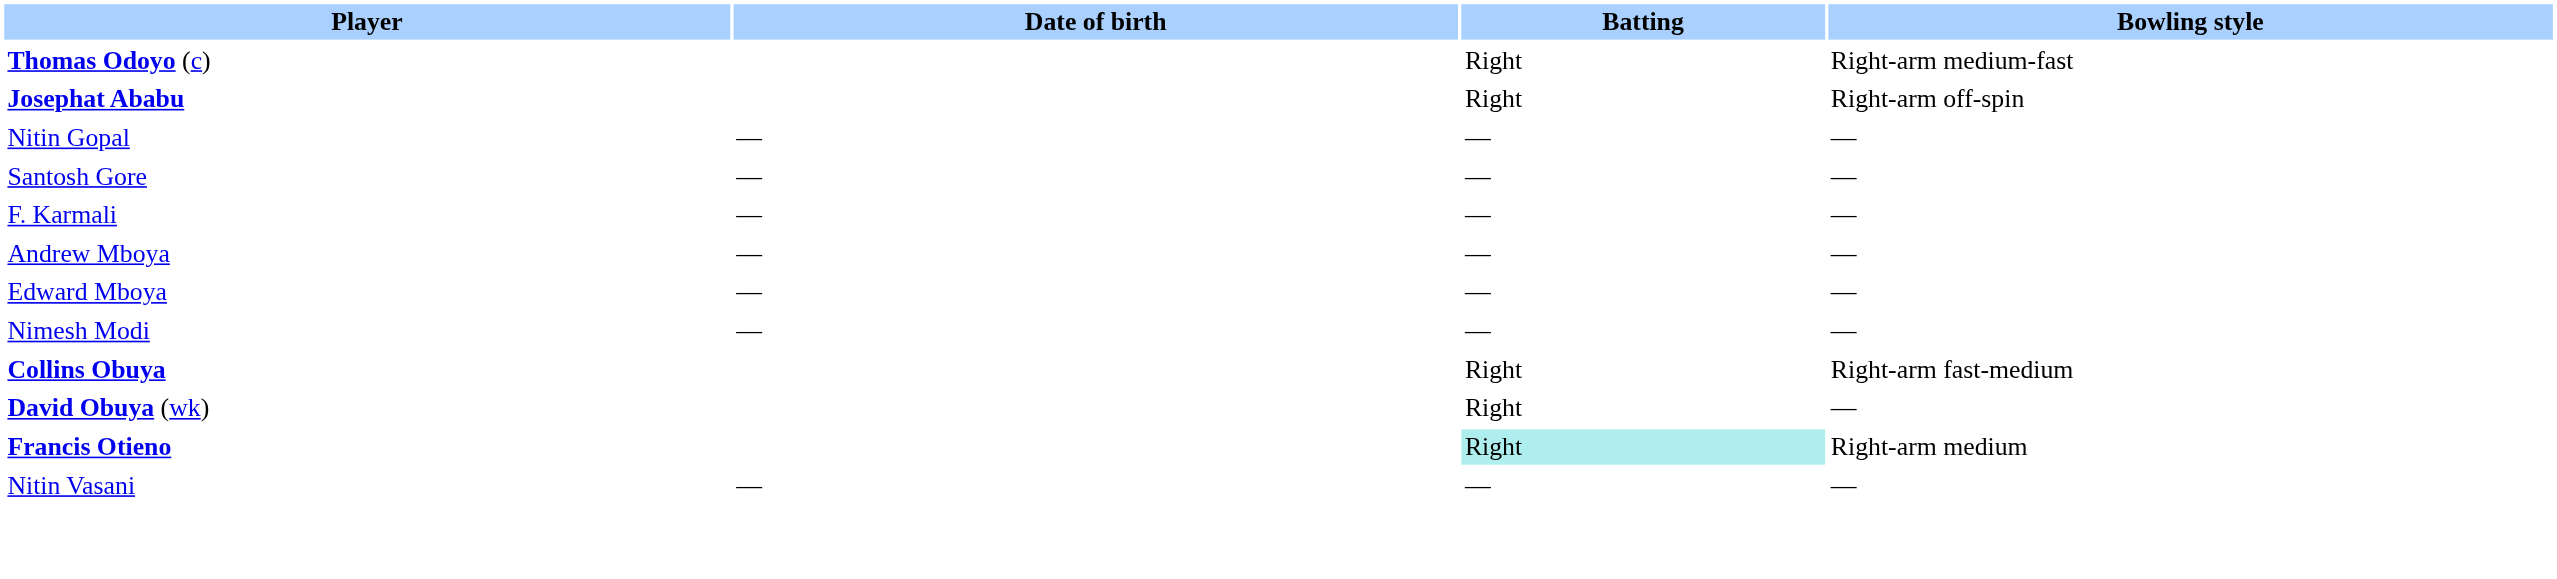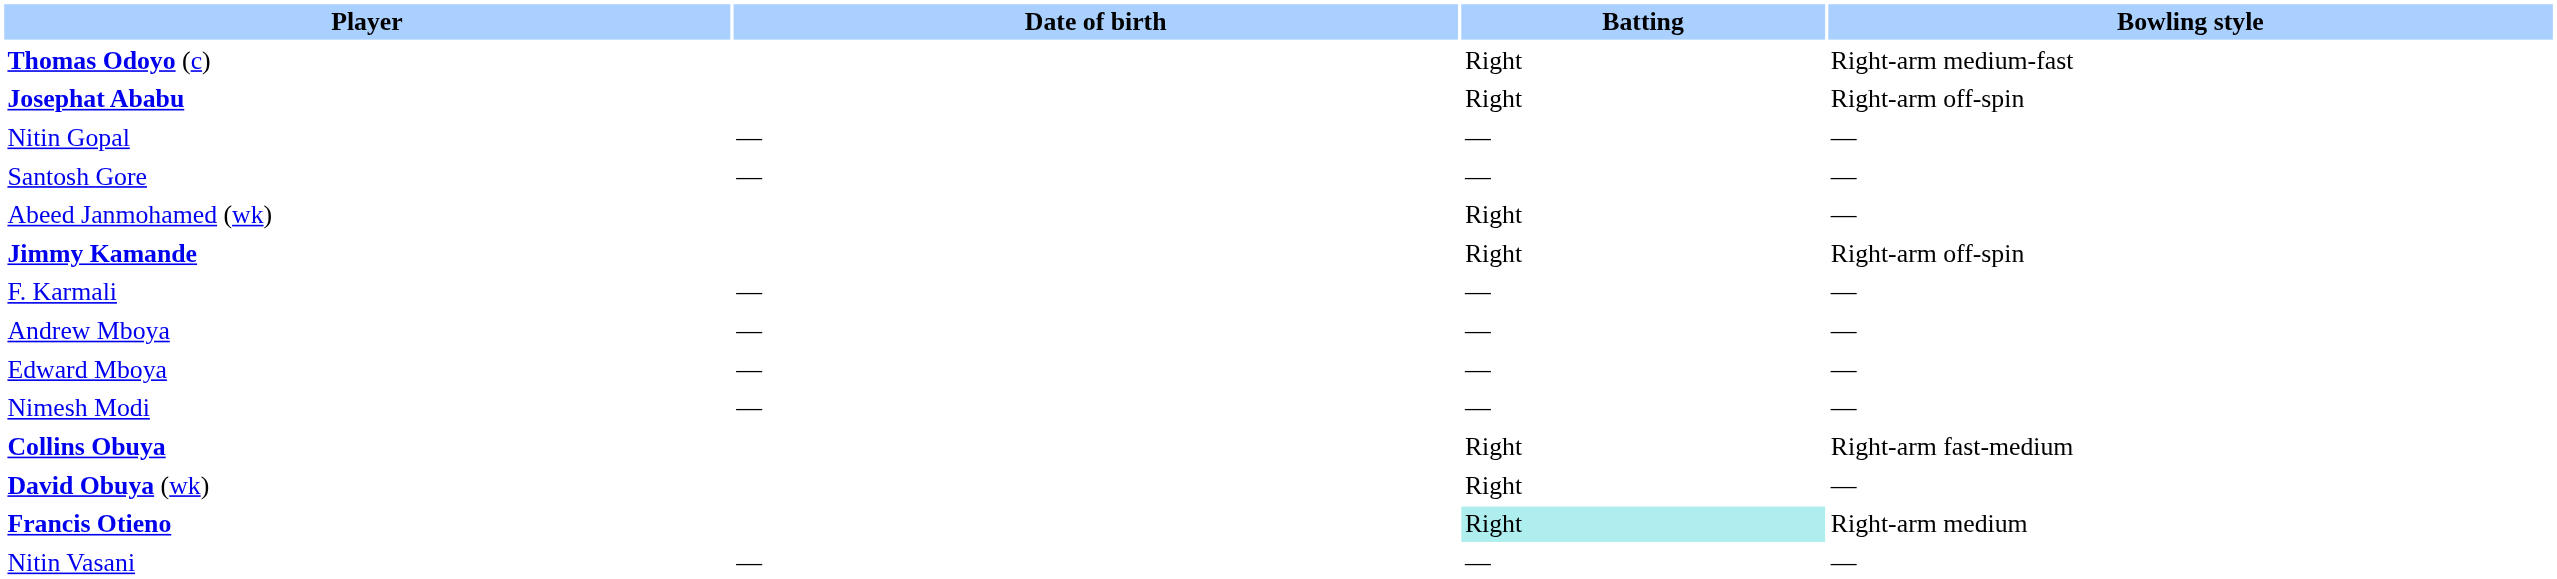+ row: (140, 214)
+ row: (102, 253)
